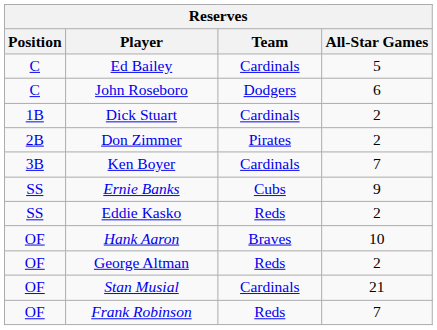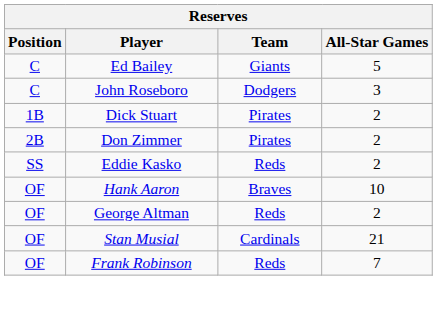(270, 66) Cardinals -> (270, 66) Giants
(377, 90) 6 -> (377, 90) 3
(270, 115) Cardinals -> (270, 115) Pirates
- row: (141, 164)
- row: (141, 189)
